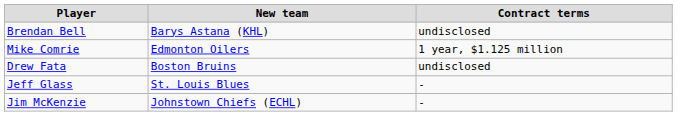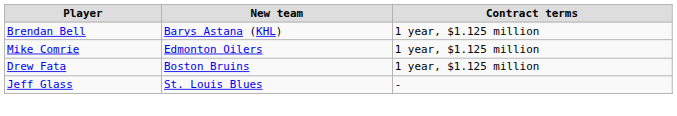(454, 31) undisclosed -> (467, 31) 1 year, $1.125 million
(454, 67) undisclosed -> (467, 67) 1 year, $1.125 million
- row: (46, 102)
